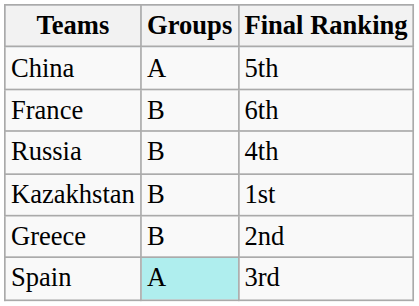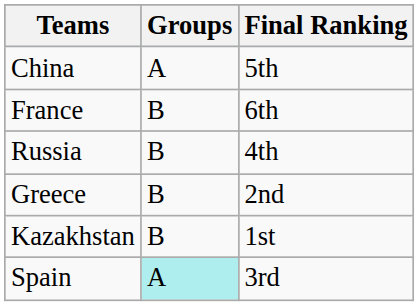rows swapped: (49, 236) <-> (73, 194)
